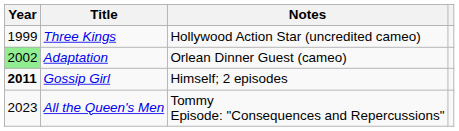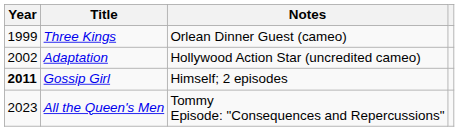(296, 36) Hollywood Action Star (uncredited cameo) -> (259, 36) Orlean Dinner Guest (cameo)
(22, 57) lightgreen background -> (22, 57) no background
(259, 57) Orlean Dinner Guest (cameo) -> (296, 57) Hollywood Action Star (uncredited cameo)
